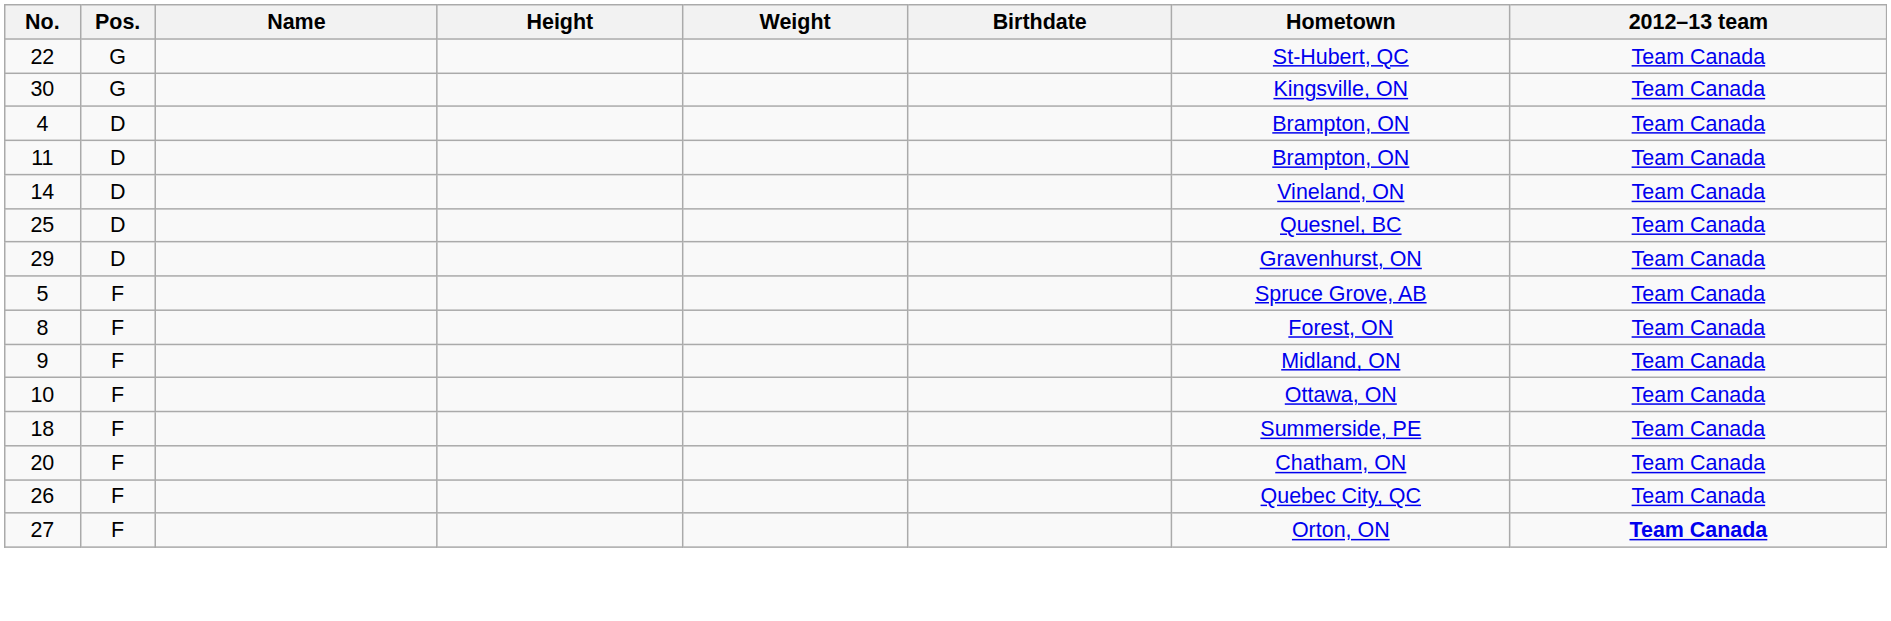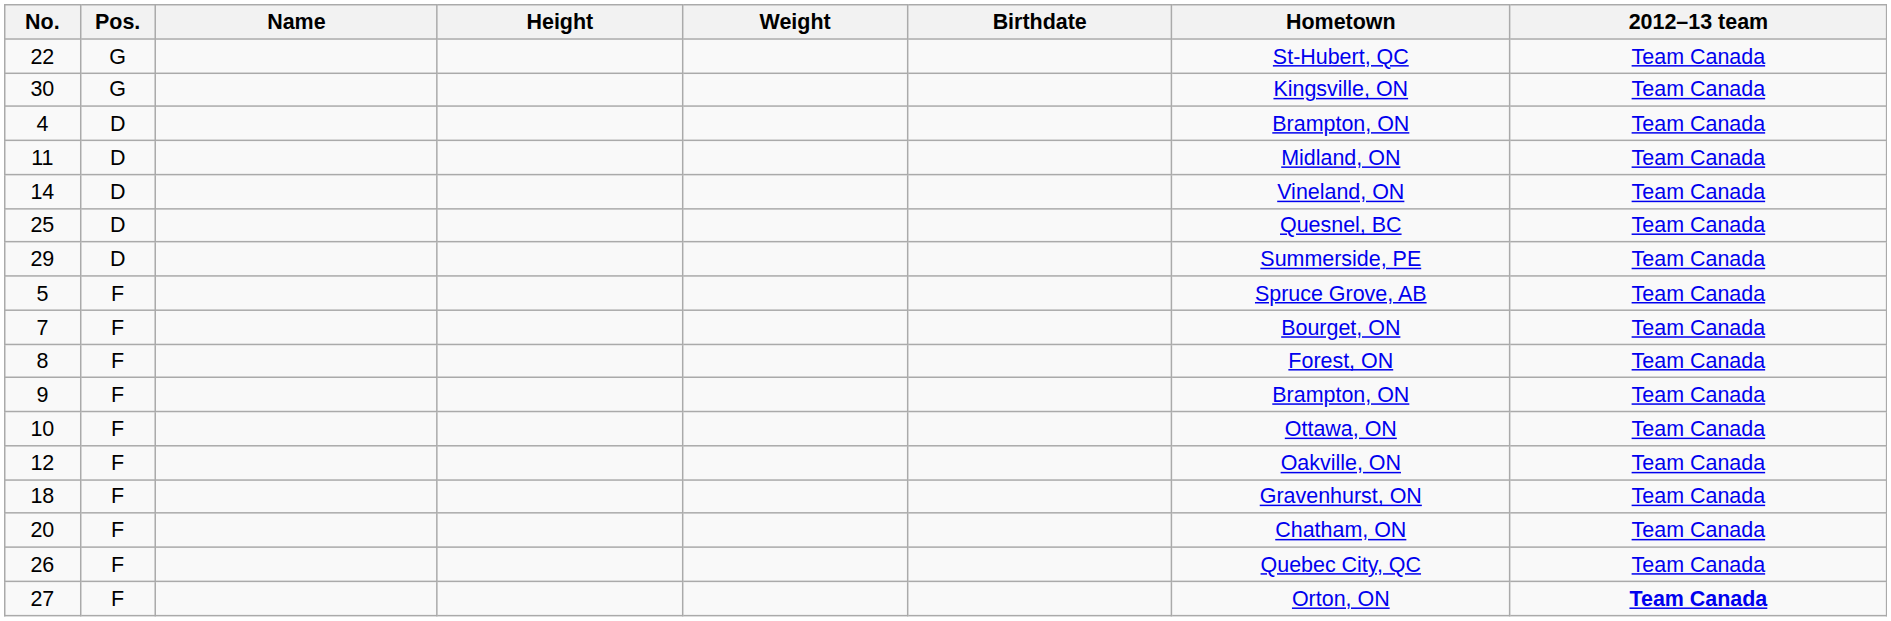(1341, 158) Brampton, ON -> (1341, 158) Midland, ON
(1341, 259) Gravenhurst, ON -> (1341, 259) Summerside, PE
+ row: (42, 327)
(1341, 361) Midland, ON -> (1341, 395) Brampton, ON
+ row: (42, 463)
(1341, 429) Summerside, PE -> (1341, 497) Gravenhurst, ON
